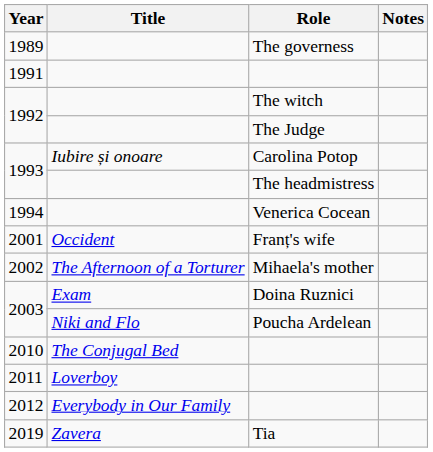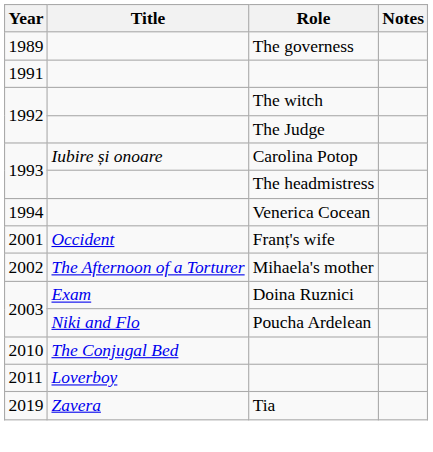- row: (26, 405)
